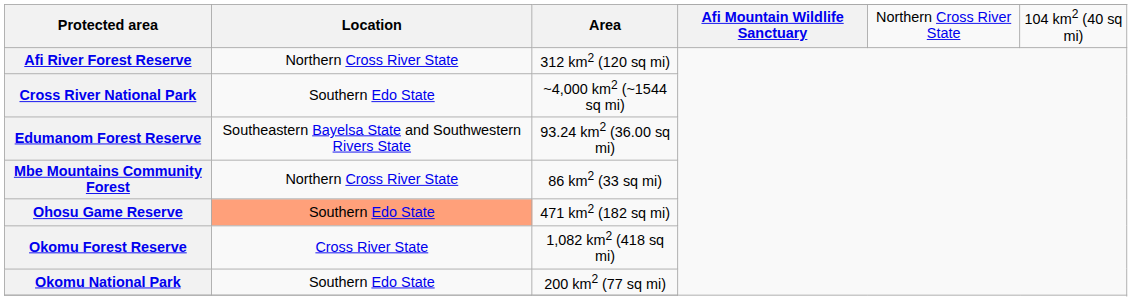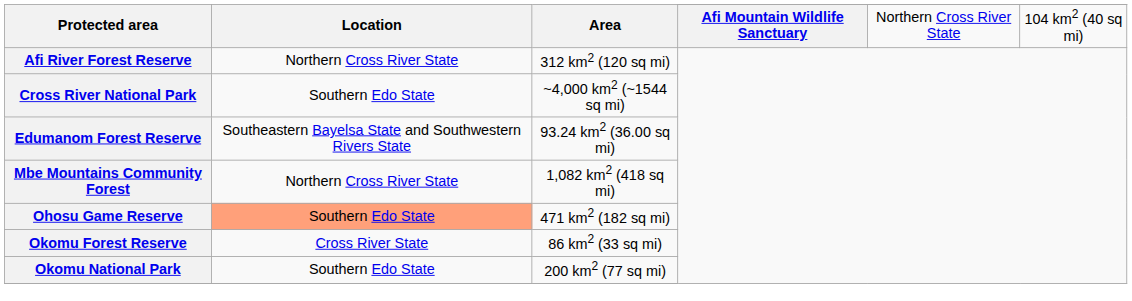(605, 179) 86 km2 (33 sq mi) -> (605, 181) 1,082 km2 (418 sq mi)
(605, 247) 1,082 km2 (418 sq mi) -> (605, 243) 86 km2 (33 sq mi)
